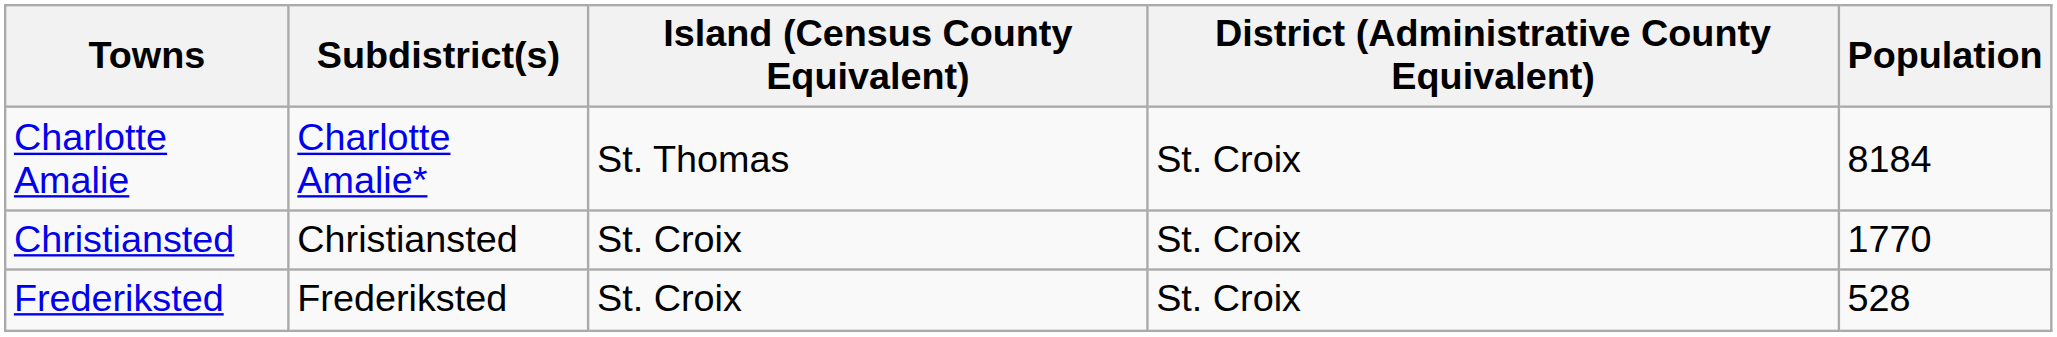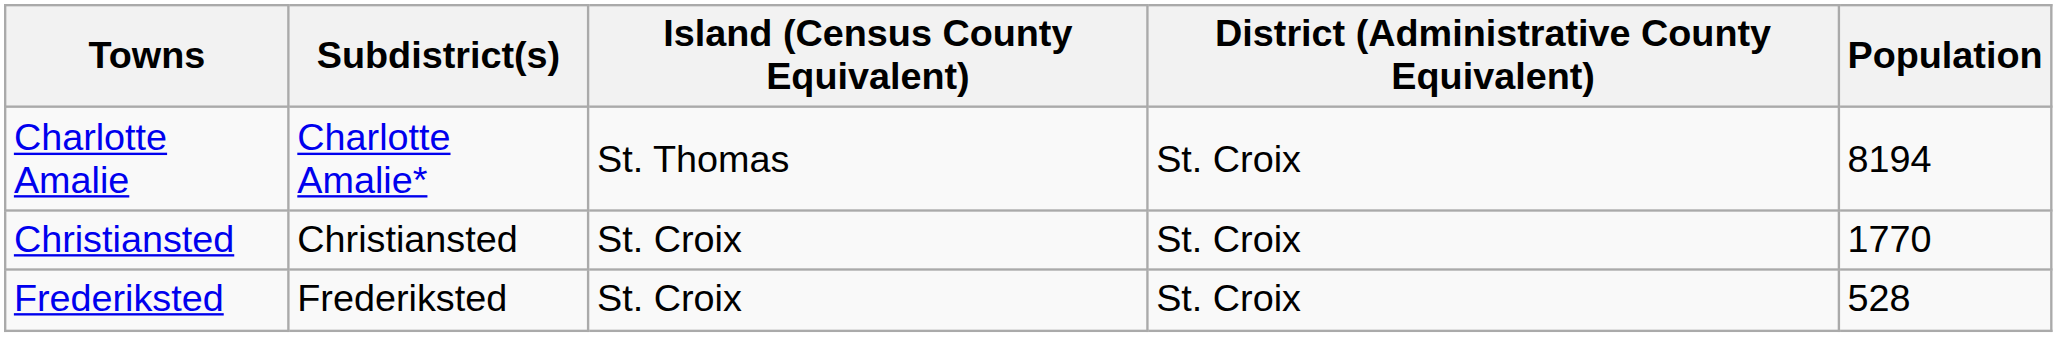(1889, 158) 8184 -> (1889, 158) 8194
